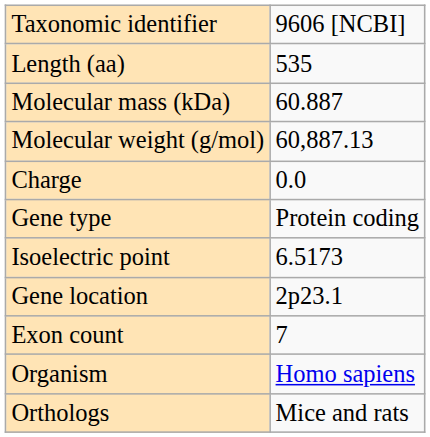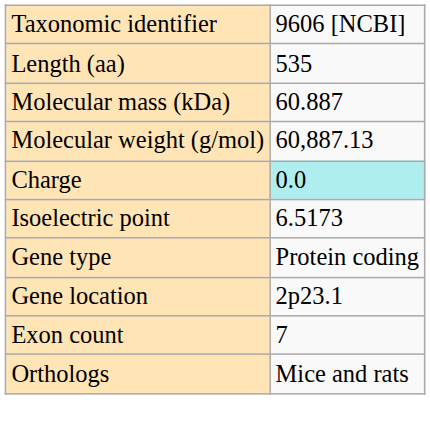(291, 179) no background -> (291, 179) paleturquoise background
rows swapped: (91, 257) <-> (61, 218)
- row: (59, 373)
